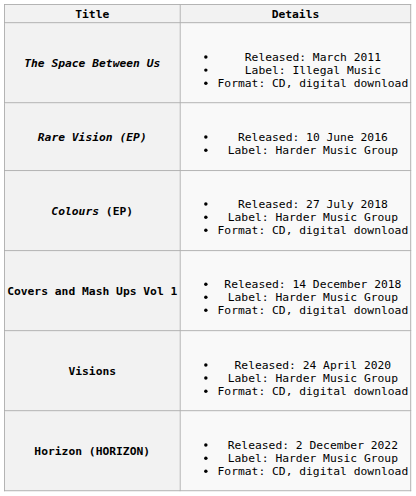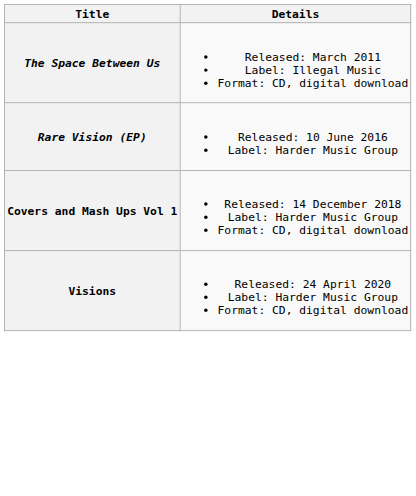- row: (92, 210)
- row: (92, 451)
